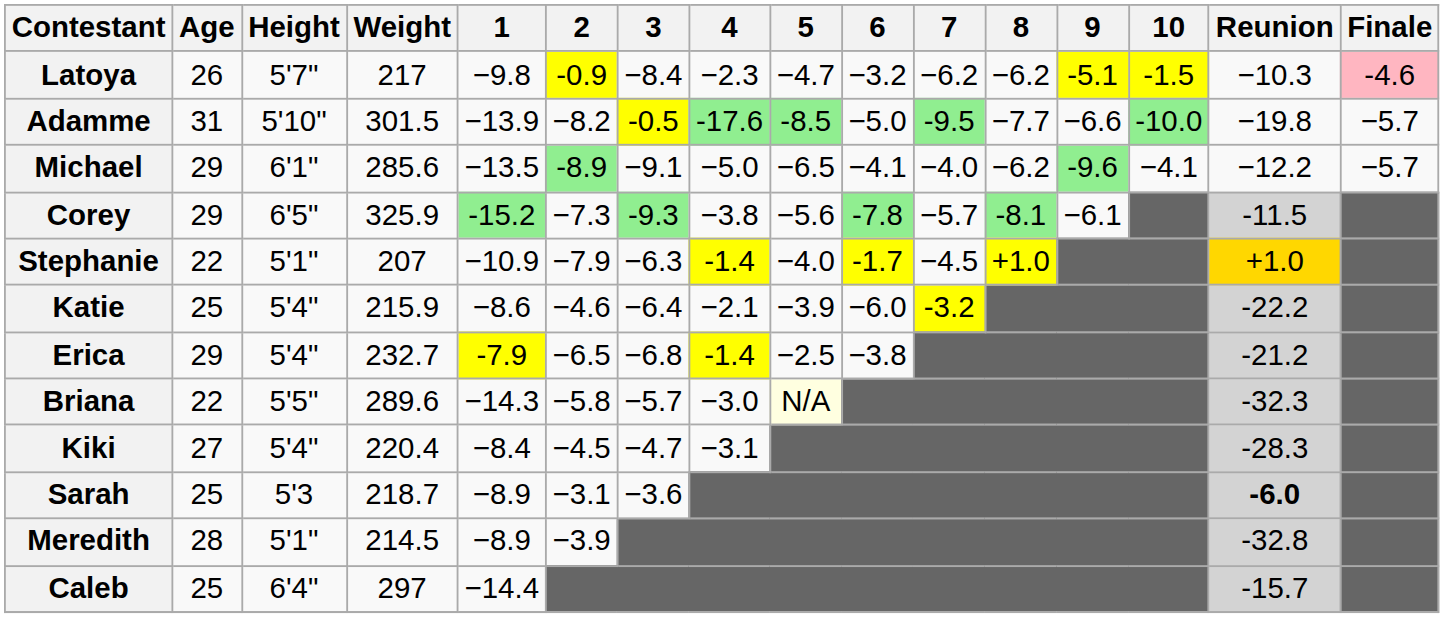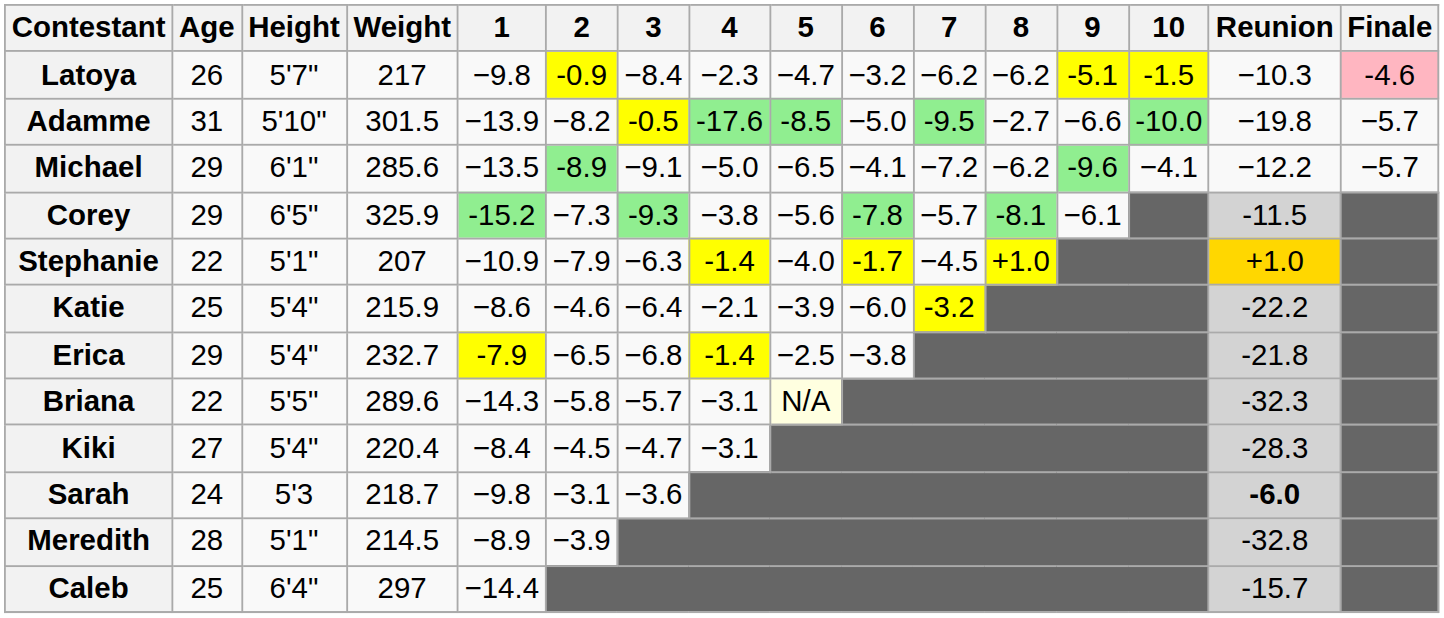(1021, 121) −7.7 -> (1021, 121) −2.7
(949, 167) −4.0 -> (949, 167) −7.2
(1275, 354) -21.2 -> (1275, 354) -21.8
(730, 401) −3.0 -> (730, 401) −3.1
(207, 494) 25 -> (207, 494) 24
(502, 494) −8.9 -> (502, 494) −9.8
